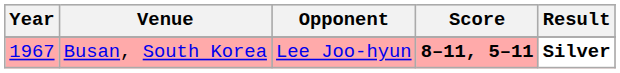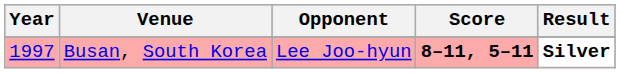(32, 52) 1967 -> (32, 52) 1997
